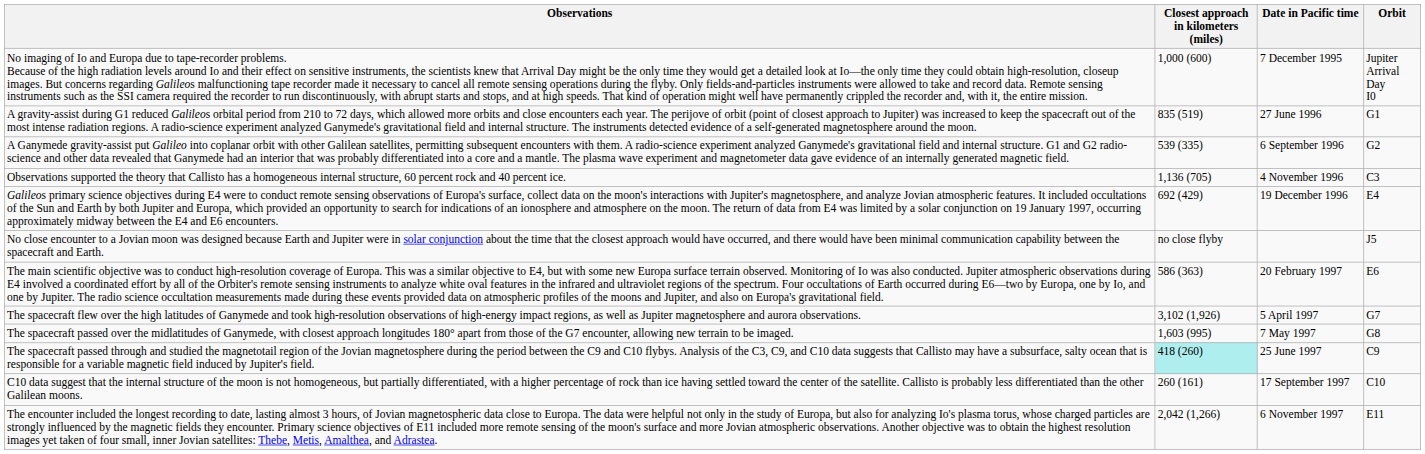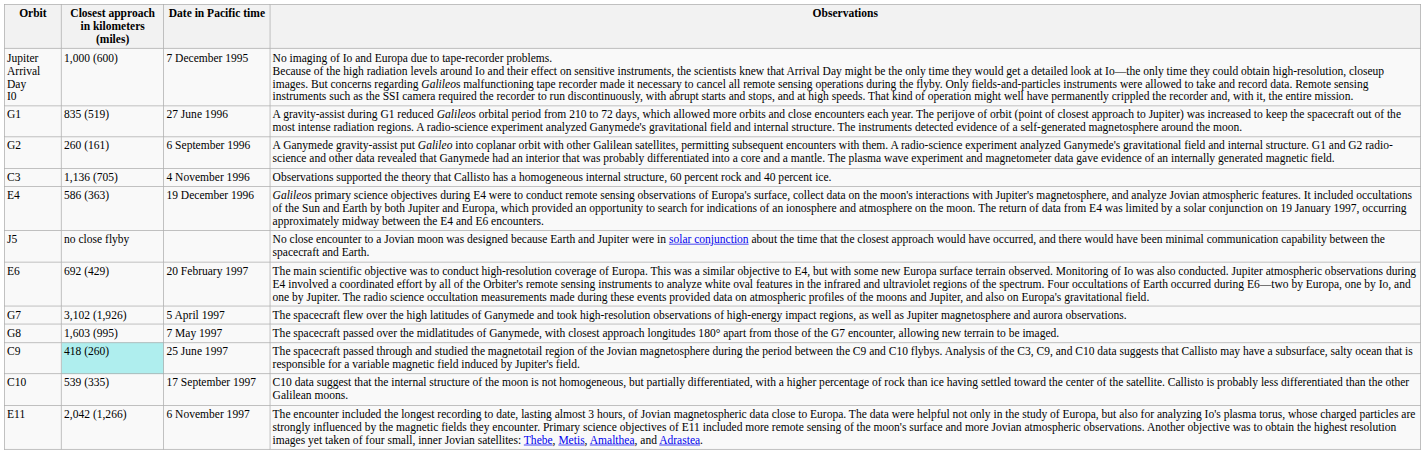columns swapped: (1392, 13) <-> (580, 13)
(1180, 146) 539 (335) -> (87, 146) 260 (161)
(1180, 195) 692 (429) -> (87, 195) 586 (363)
(1180, 271) 586 (363) -> (87, 271) 692 (429)
(1180, 383) 260 (161) -> (87, 383) 539 (335)
